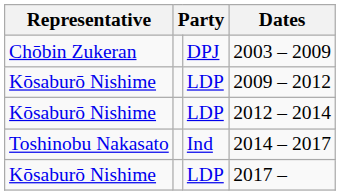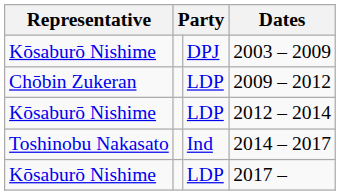(73, 50) Chōbin Zukeran -> (83, 50) Kōsaburō Nishime
(83, 81) Kōsaburō Nishime -> (73, 81) Chōbin Zukeran
